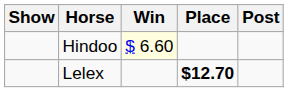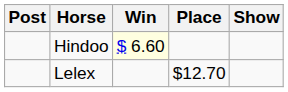columns swapped: (261, 18) <-> (32, 18)
(208, 73) bold -> (199, 73) normal
